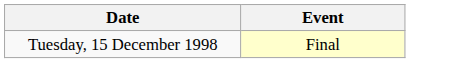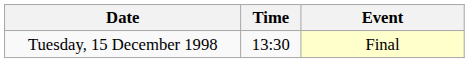+ column: (271, 17)
